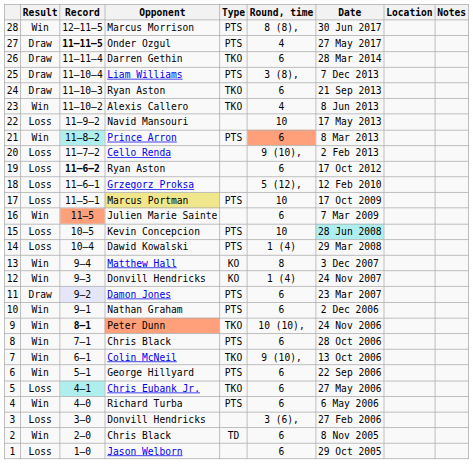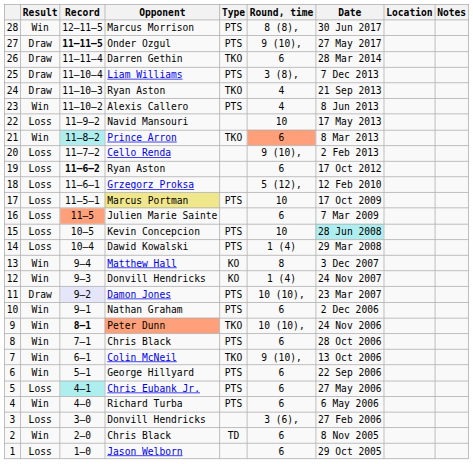(282, 44) 4 -> (282, 44) 9 (10),
(282, 91) 6 -> (282, 91) 4
(233, 106) TKO -> (233, 106) PTS
(233, 138) PTS -> (233, 138) TKO
(40, 216) Win -> (40, 216) Loss
(282, 294) 6 -> (282, 294) 10 (10),
(233, 388) TKO -> (233, 388) PTS
